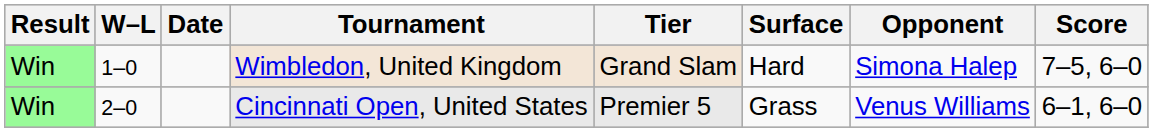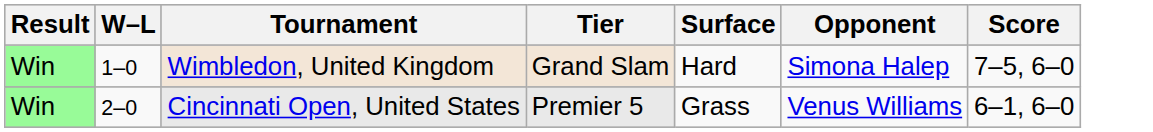- column: (196, 24)
